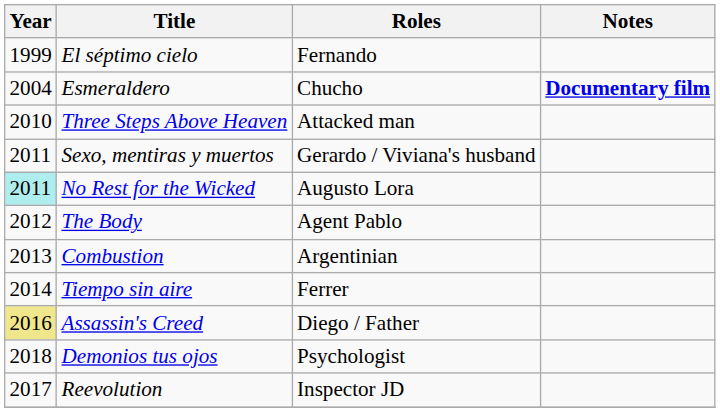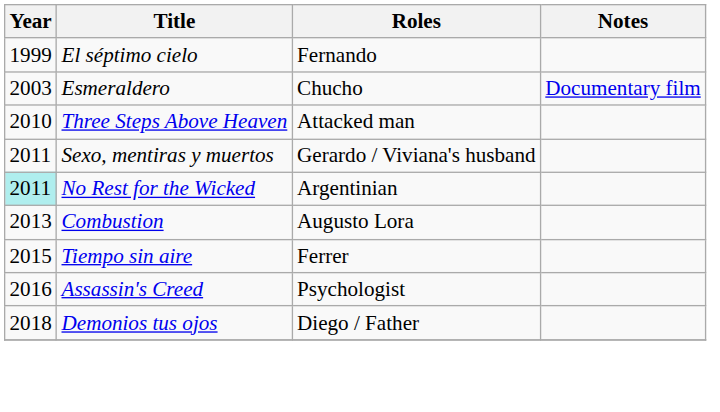(31, 88) 2004 -> (31, 88) 2003
(628, 88) bold -> (623, 88) normal
(355, 188) Augusto Lora -> (347, 188) Argentinian
- row: (102, 222)
(347, 255) Argentinian -> (355, 222) Augusto Lora
(31, 289) 2014 -> (31, 255) 2015
(31, 322) khaki background -> (31, 289) no background
(358, 322) Diego / Father -> (351, 289) Psychologist
(351, 356) Psychologist -> (358, 322) Diego / Father
- row: (112, 389)
